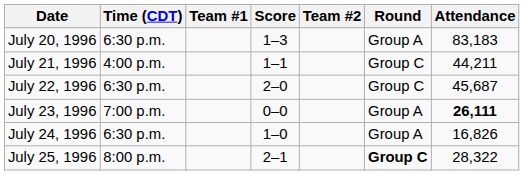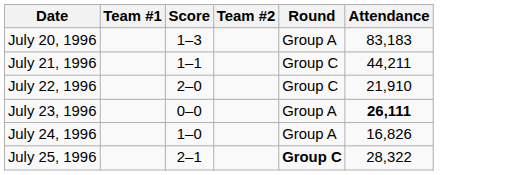- column: (143, 16)
(475, 87) 45,687 -> (389, 87) 21,910
